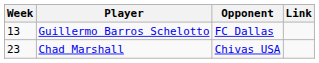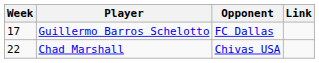(14, 31) 13 -> (14, 31) 17
(14, 49) 23 -> (14, 49) 22
